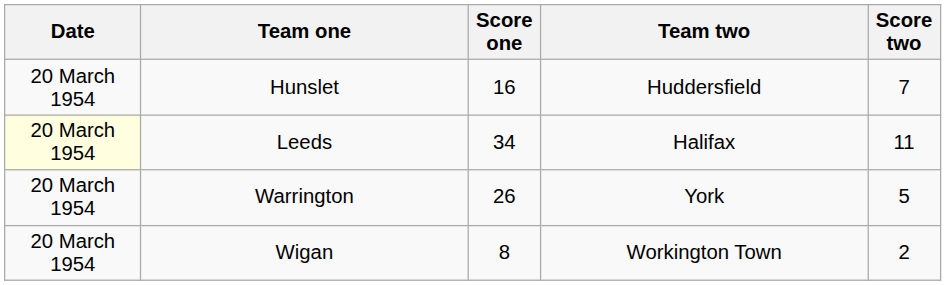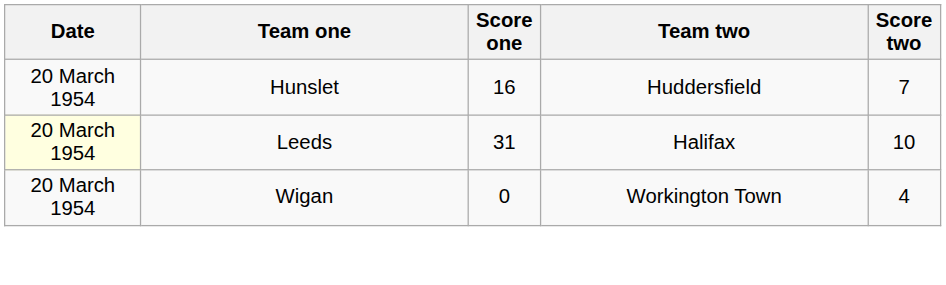(504, 142) 34 -> (504, 142) 31
(904, 142) 11 -> (904, 142) 10
- row: (304, 197)
(504, 252) 8 -> (504, 197) 0
(904, 252) 2 -> (904, 197) 4
